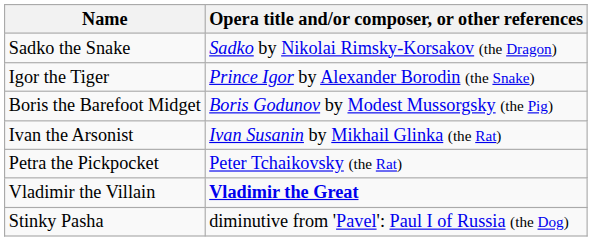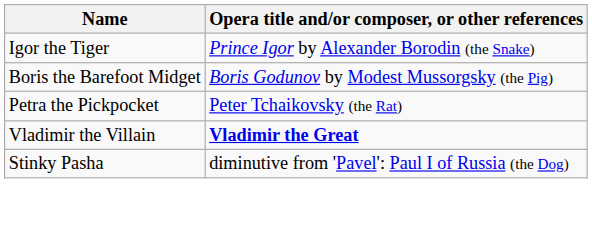- row: (70, 47)
- row: (71, 134)
